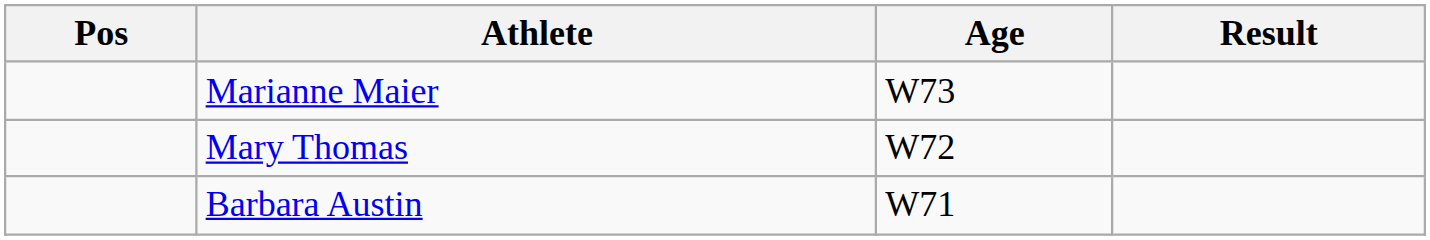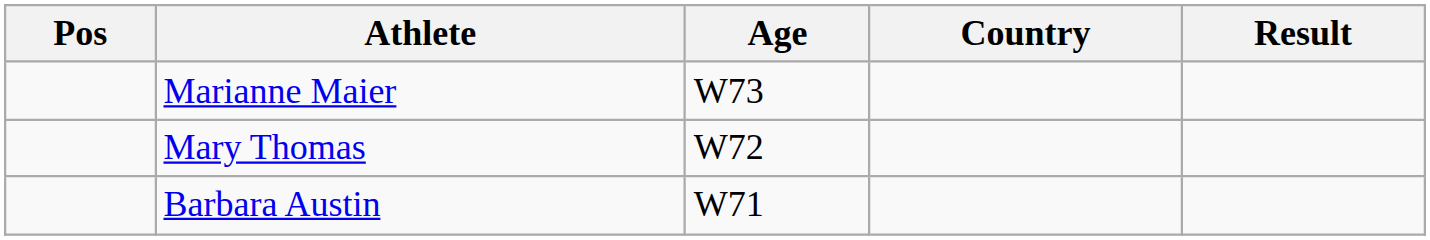+ column: (1025, 33)
